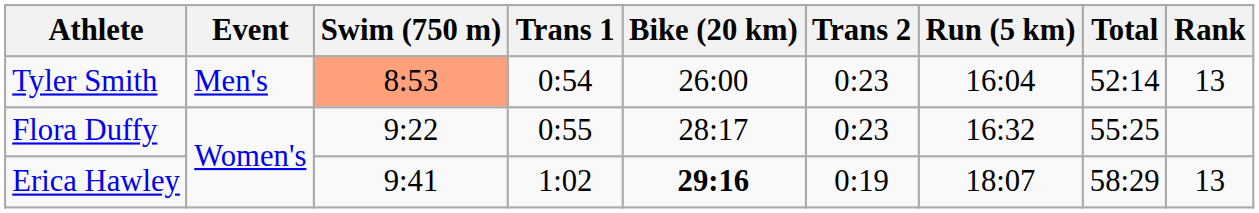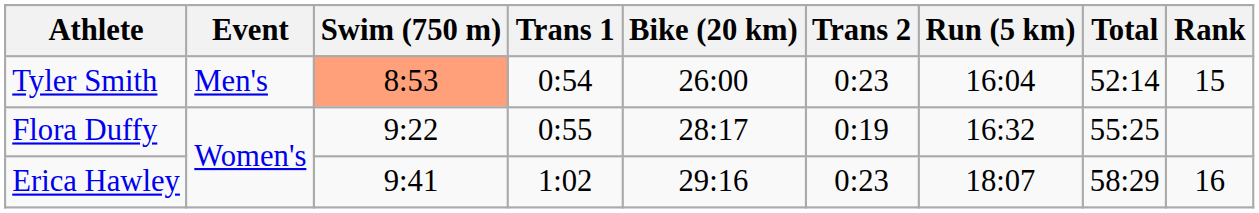(1210, 80) 13 -> (1210, 80) 15
(862, 131) 0:23 -> (862, 131) 0:19
(713, 181) bold -> (713, 181) normal
(862, 181) 0:19 -> (862, 181) 0:23
(1210, 181) 13 -> (1210, 181) 16
